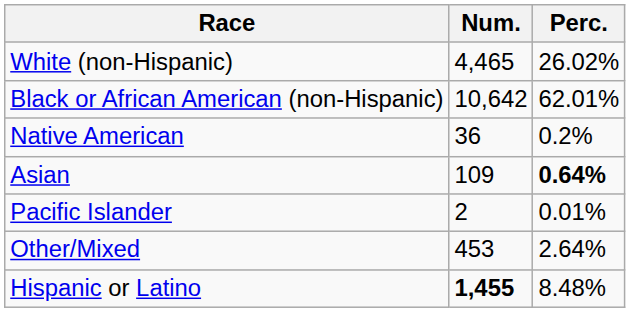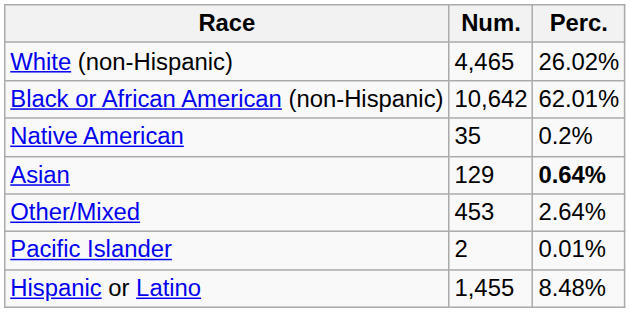(468, 136) 36 -> (468, 136) 35
(474, 174) 109 -> (474, 174) 129
rows swapped: (91, 212) <-> (75, 250)
(484, 288) bold -> (484, 288) normal
